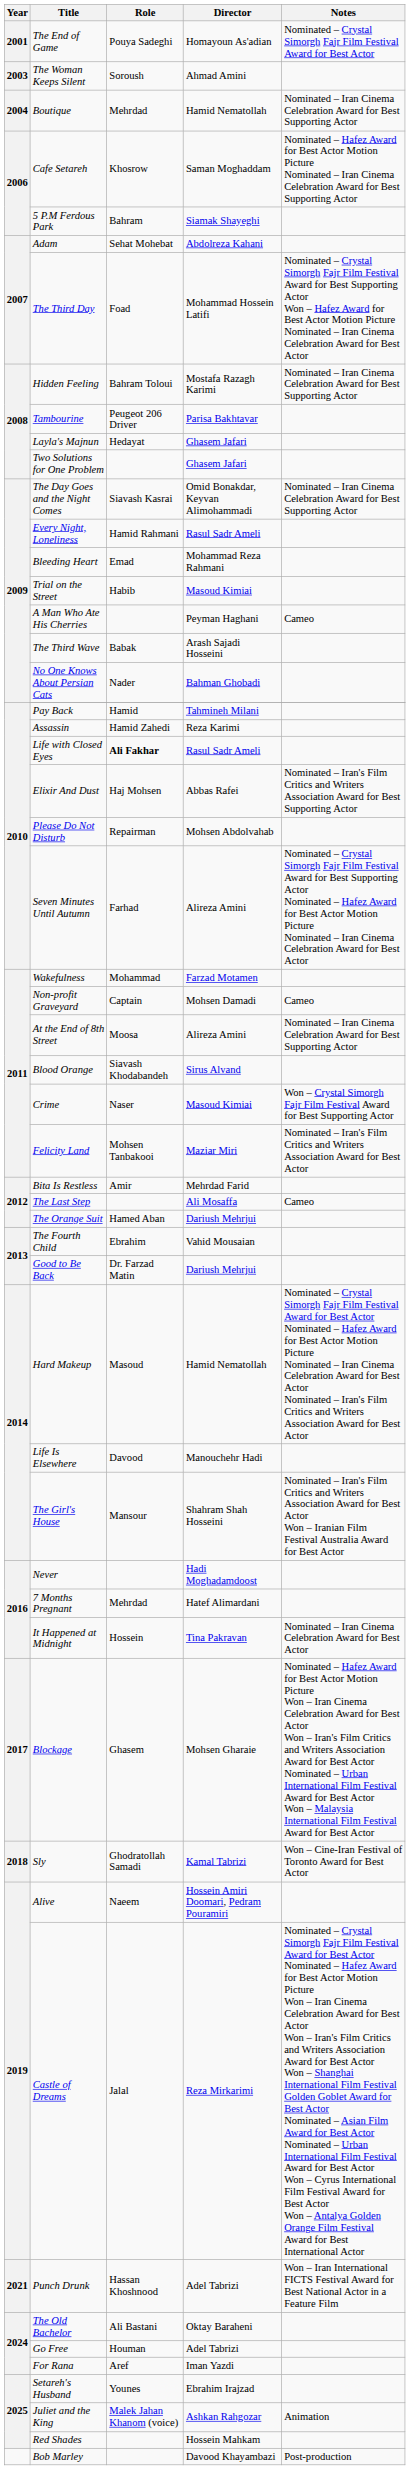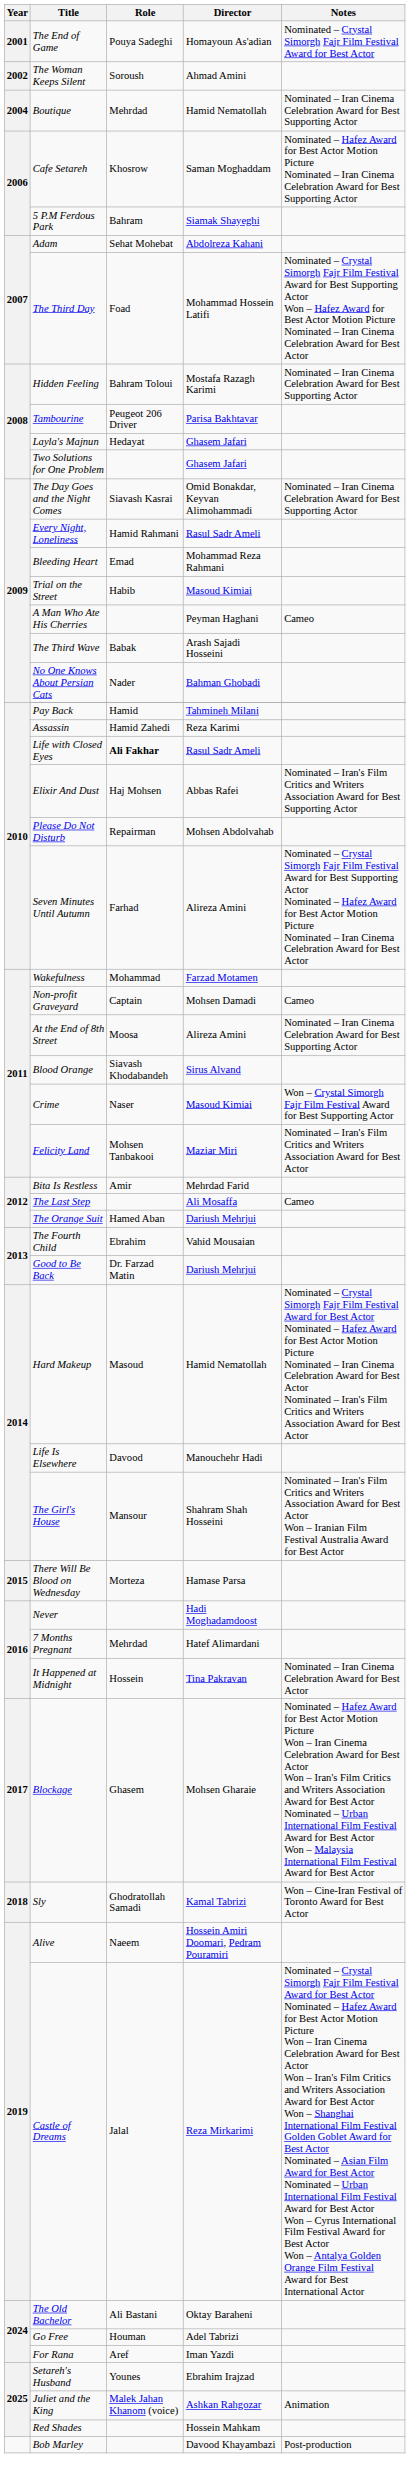(17, 76) 2003 -> (17, 76) 2002
+ row: (62, 1580)
- row: (61, 2286)
